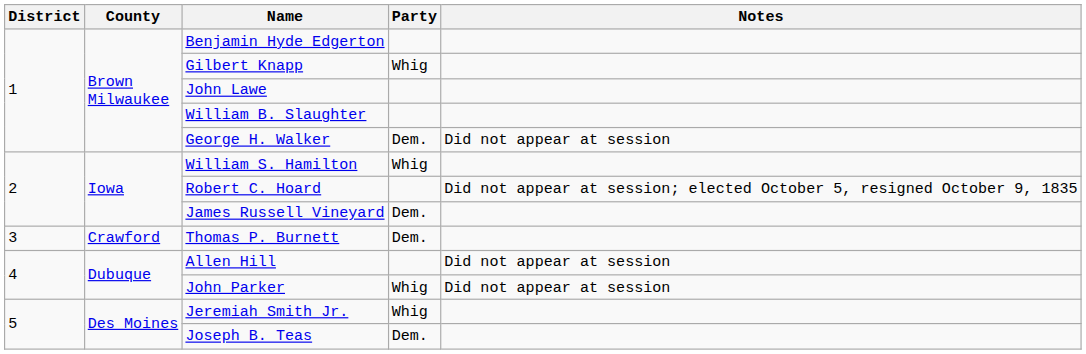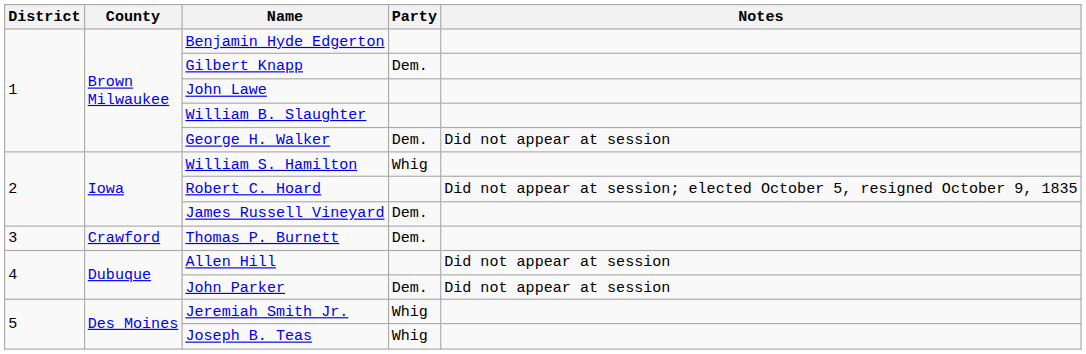(410, 66) Whig -> (410, 66) Dem.
(410, 287) Whig -> (410, 287) Dem.
(410, 336) Dem. -> (410, 336) Whig
